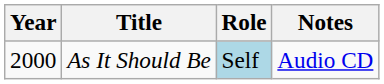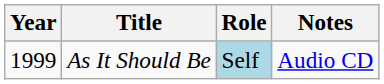(33, 59) 2000 -> (33, 59) 1999
